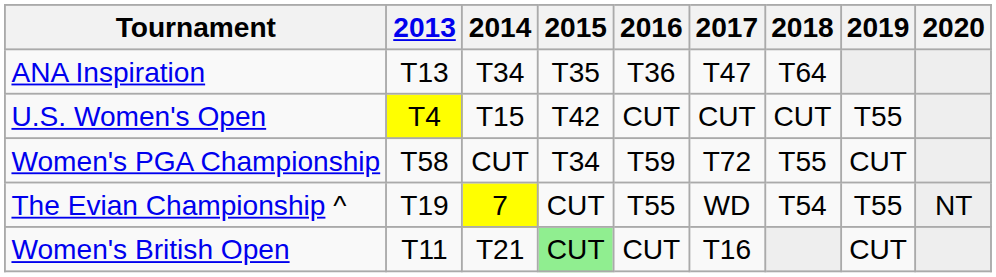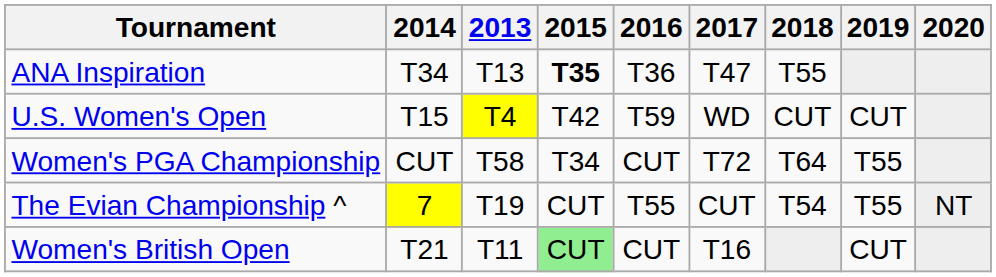columns swapped: (425, 27) <-> (500, 27)
(576, 72) normal -> (576, 72) bold
(802, 72) T64 -> (802, 72) T55
(651, 116) CUT -> (651, 116) T59
(727, 116) CUT -> (727, 116) WD
(878, 116) T55 -> (878, 116) CUT
(651, 161) T59 -> (651, 161) CUT
(802, 161) T55 -> (802, 161) T64
(878, 161) CUT -> (878, 161) T55
(727, 205) WD -> (727, 205) CUT
